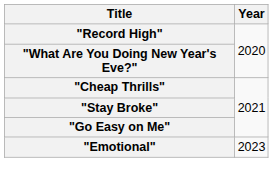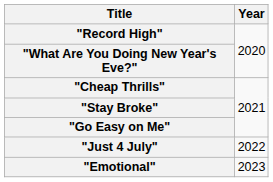+ row: (120, 147)
